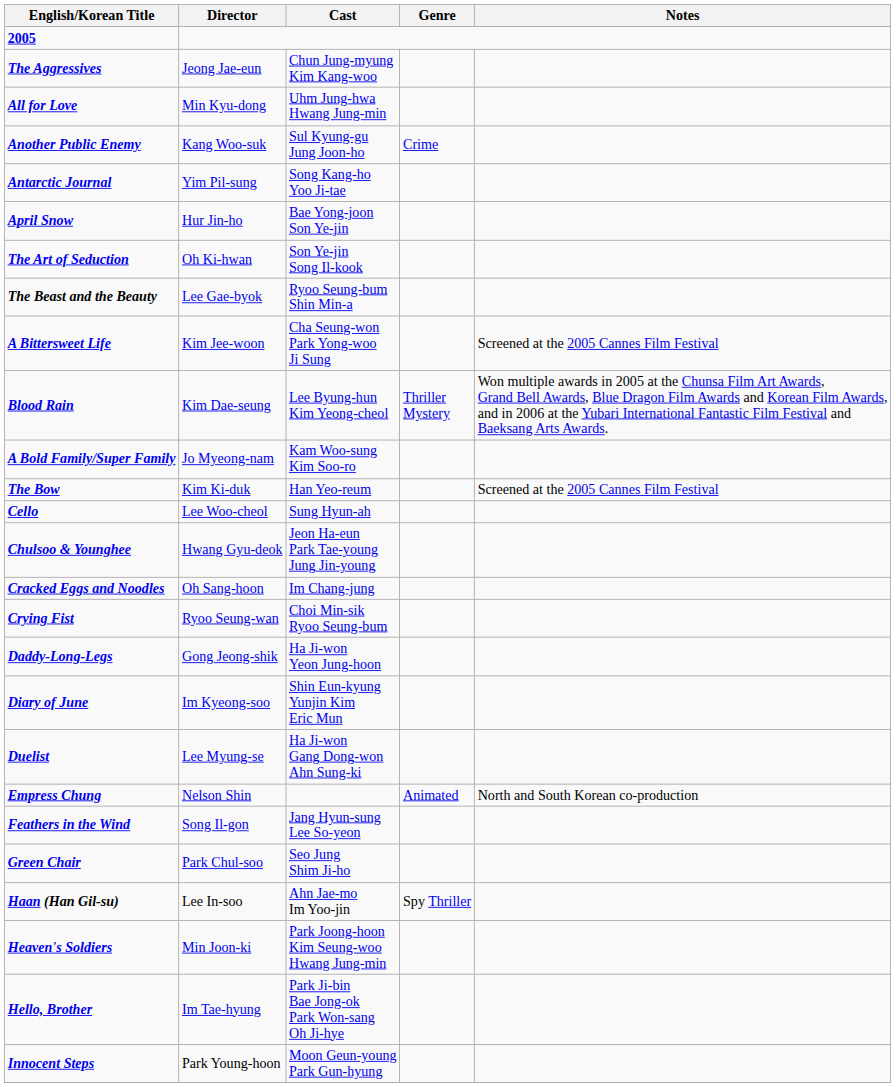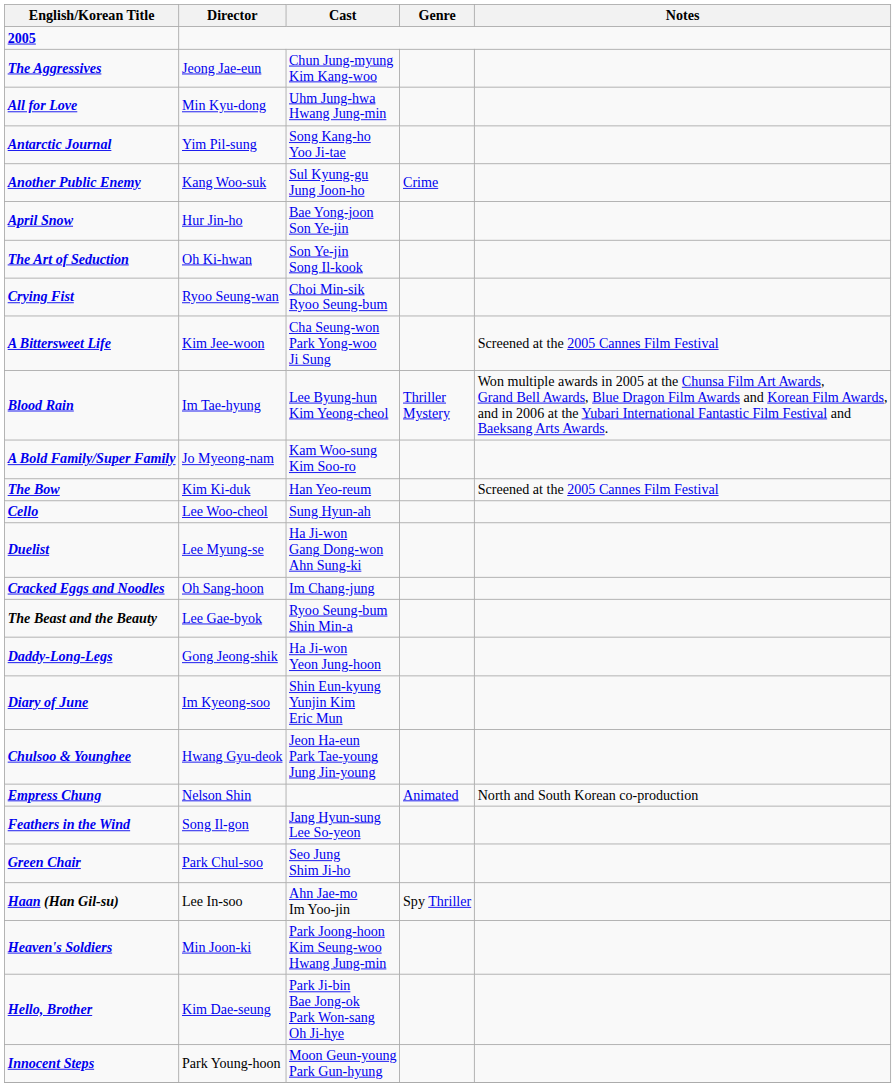rows swapped: (74, 144) <-> (60, 182)
rows swapped: (82, 297) <-> (41, 618)
(226, 405) Kim Dae-seung -> (221, 405) Im Tae-hyung
rows swapped: (69, 550) <-> (28, 756)
(221, 1009) Im Tae-hyung -> (226, 1009) Kim Dae-seung
